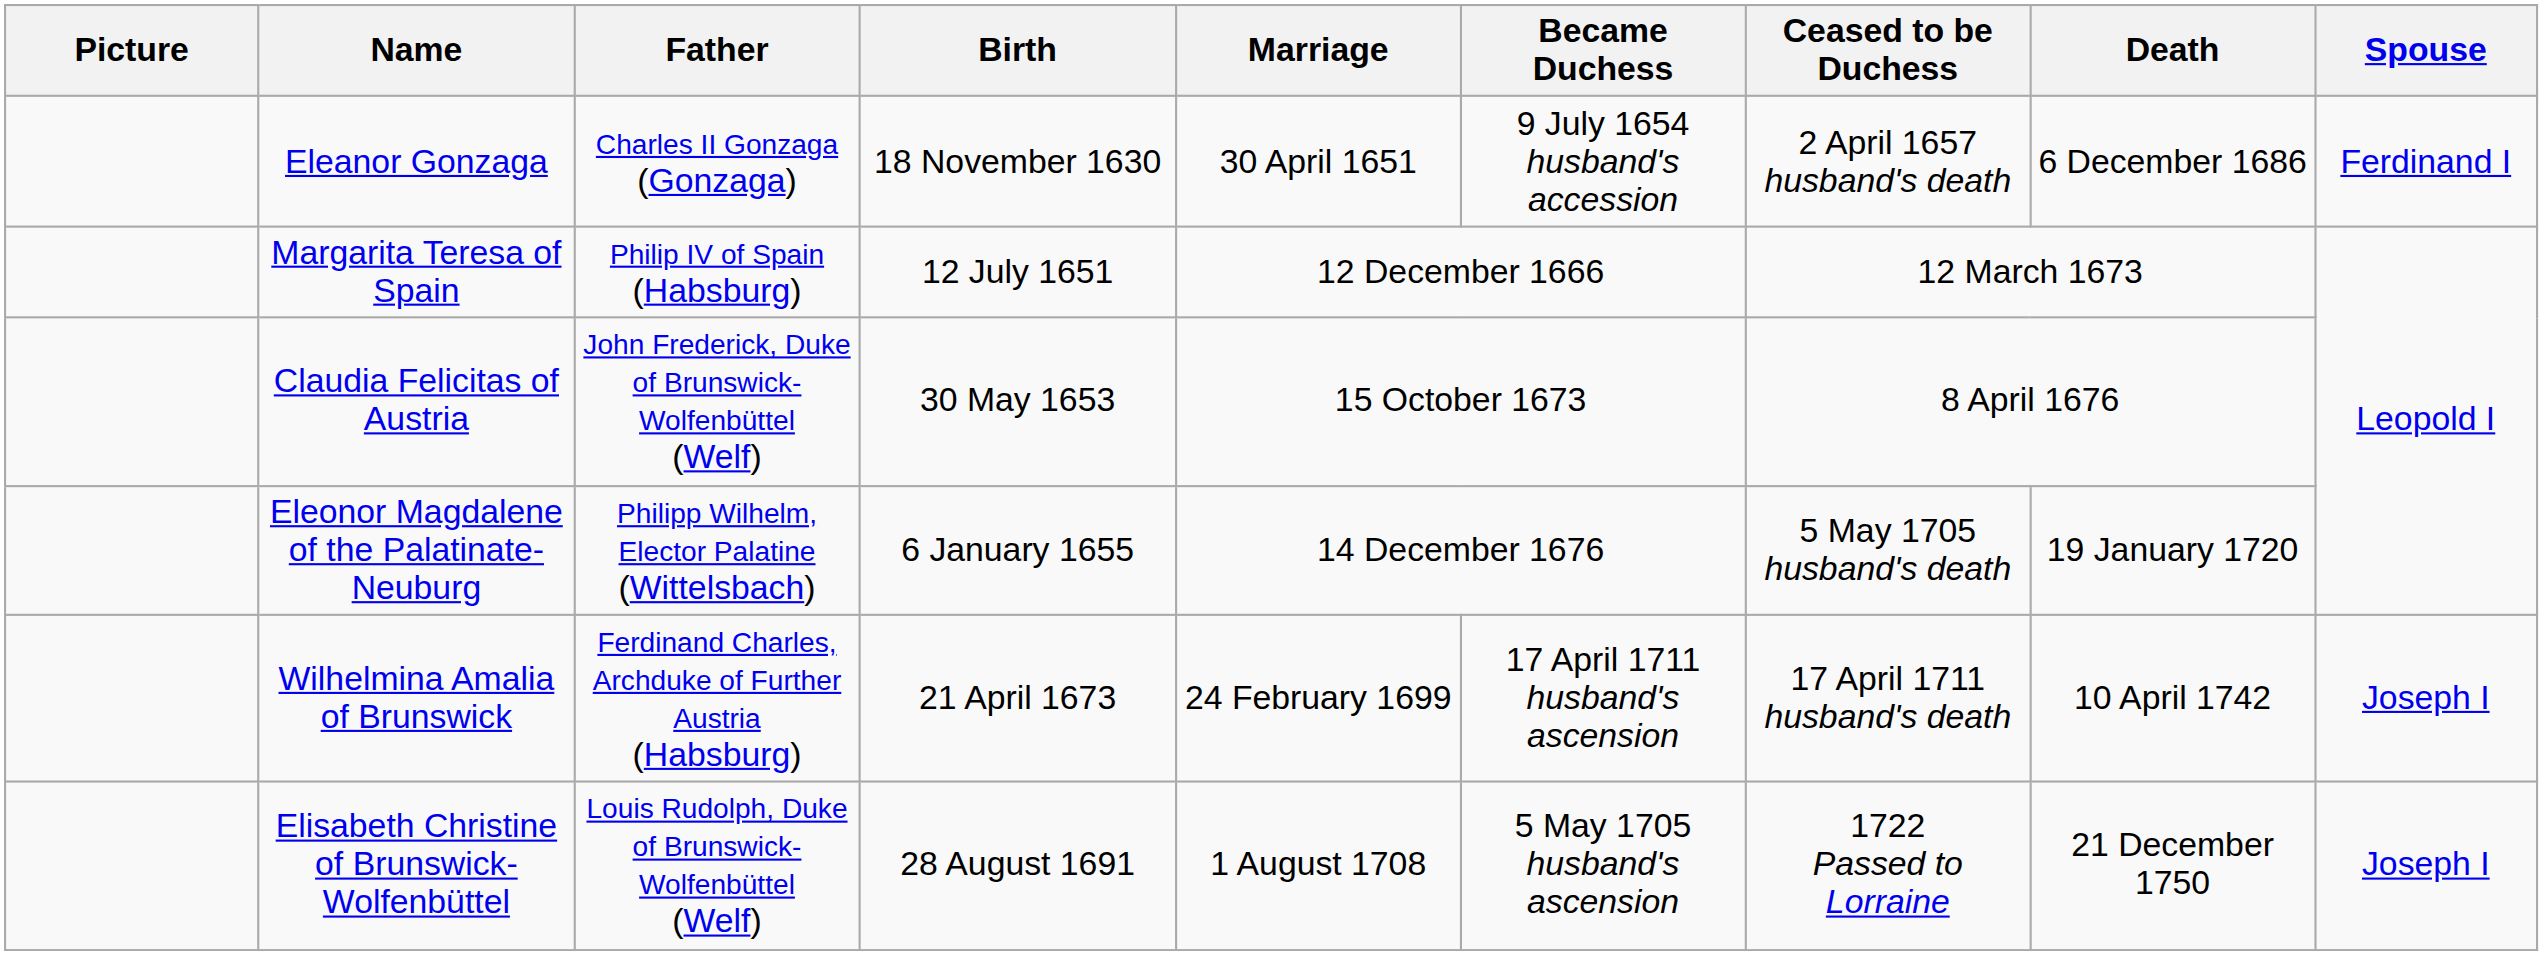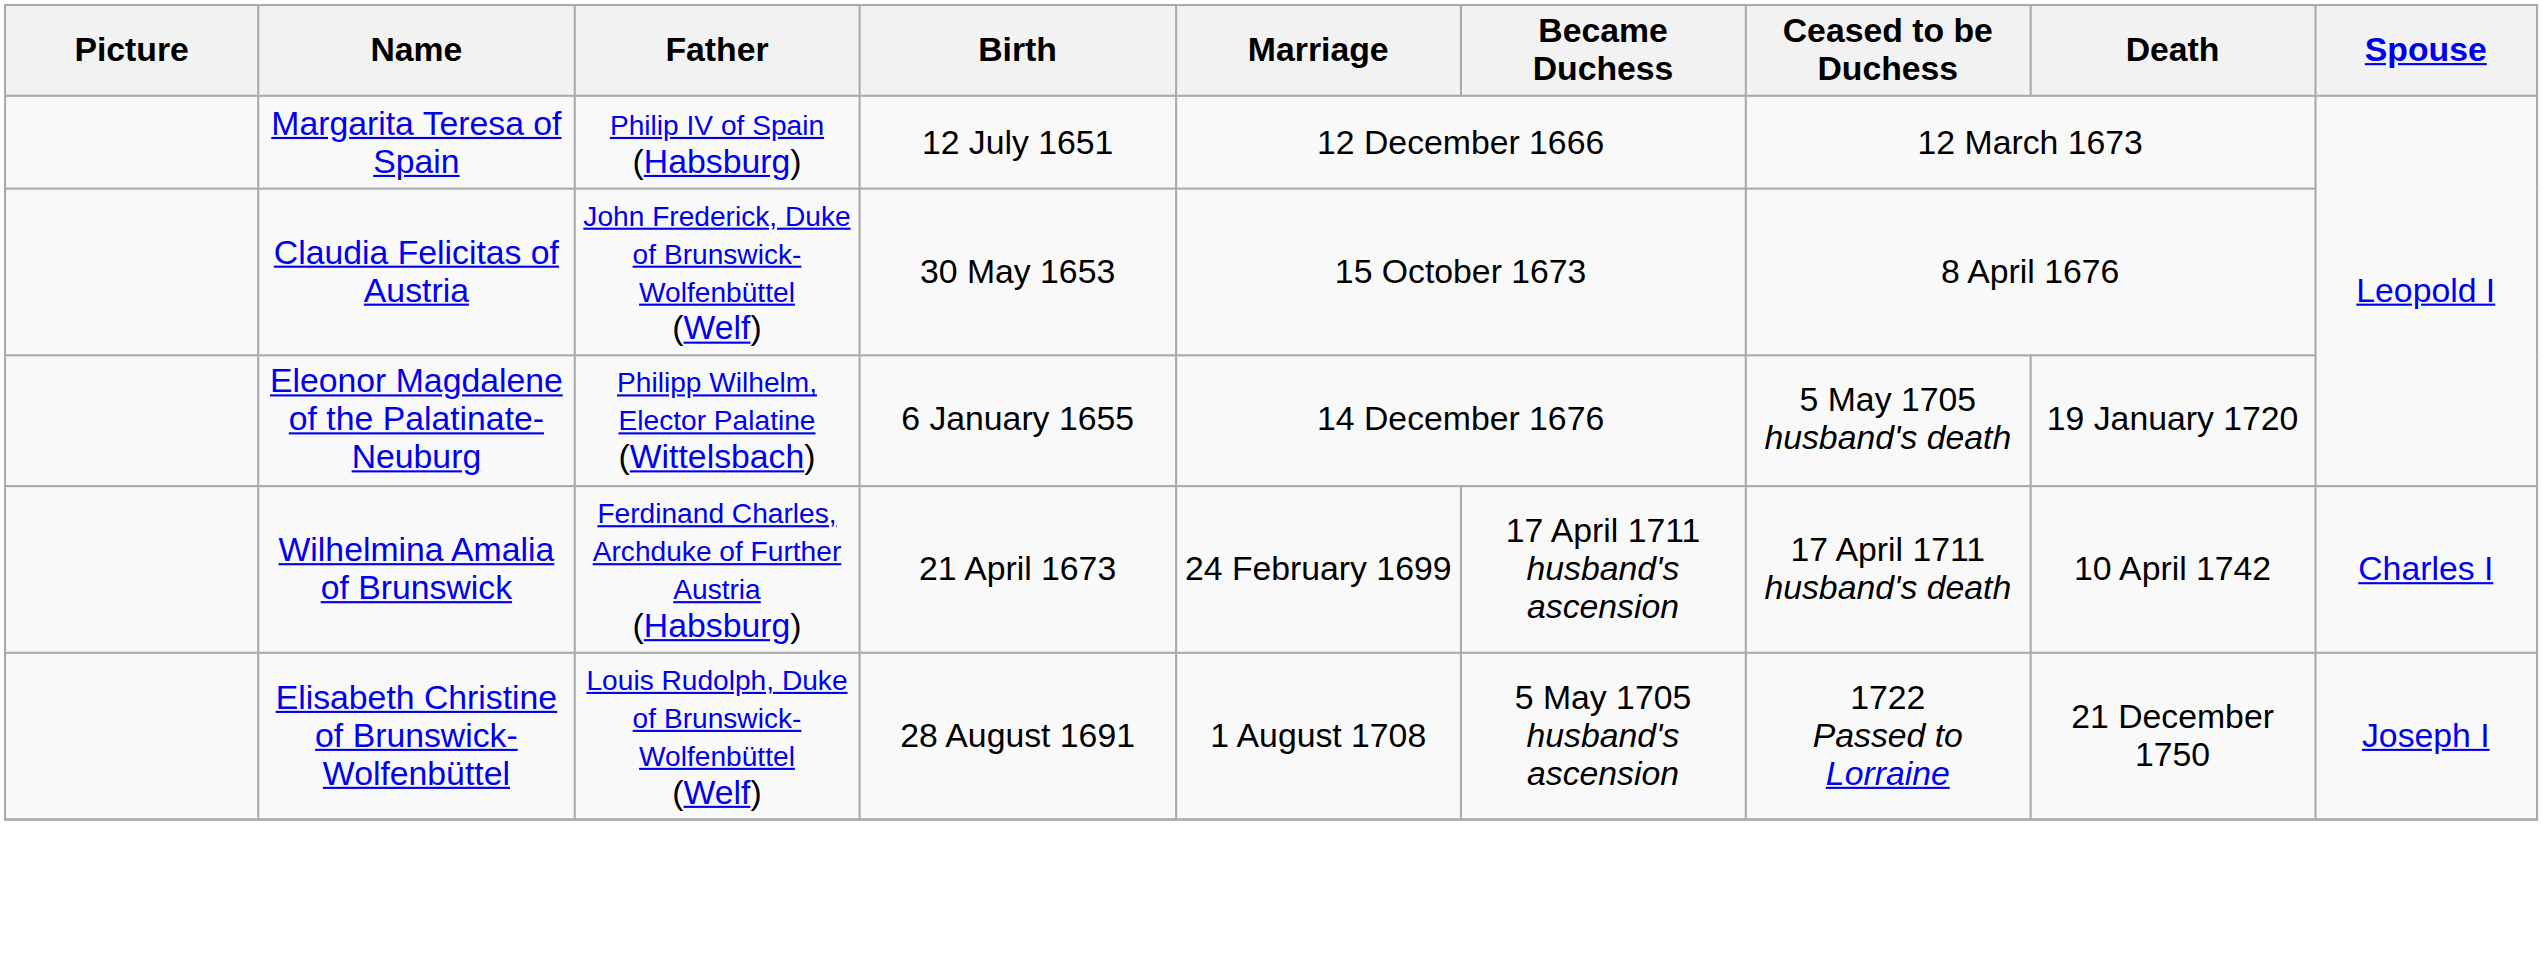- row: (416, 160)
(2426, 697) Joseph I -> (2426, 568) Charles I
